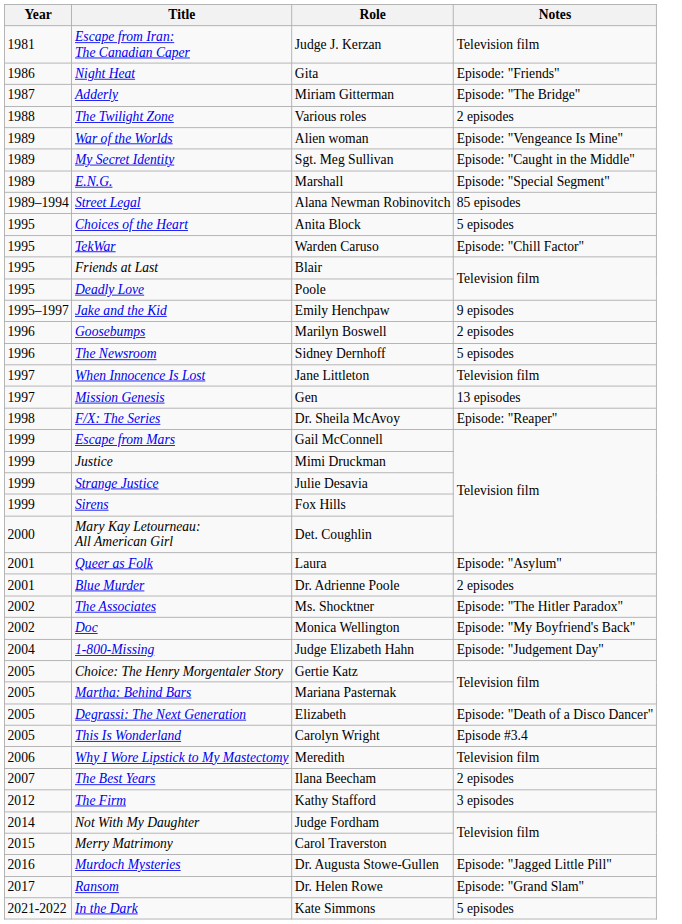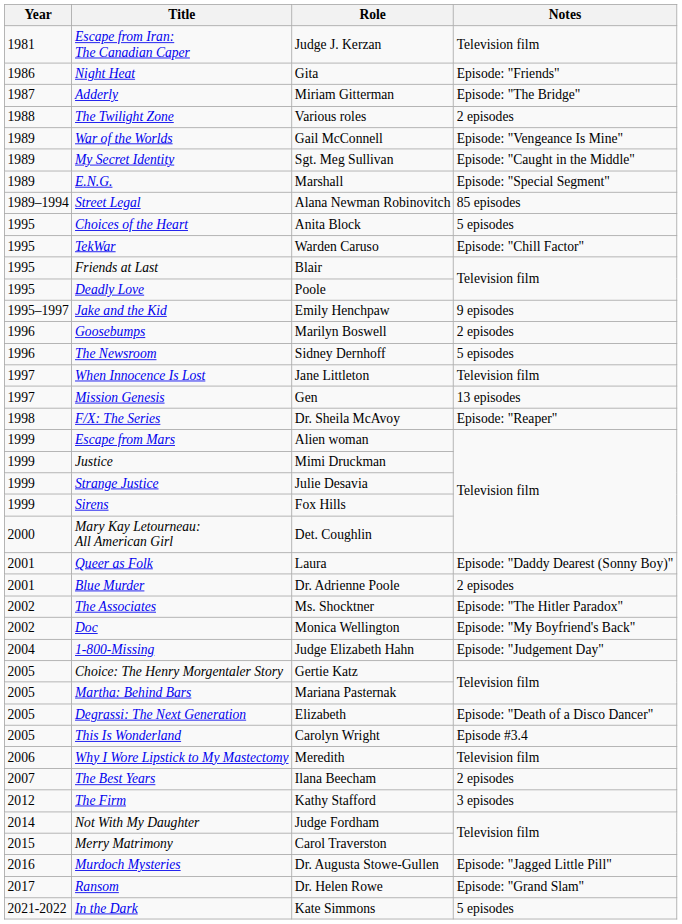(332, 138) Alien woman -> (339, 138) Gail McConnell
(339, 440) Gail McConnell -> (332, 440) Alien woman
(509, 563) Episode: "Asylum" -> (565, 563) Episode: "Daddy Dearest (Sonny Boy)"
